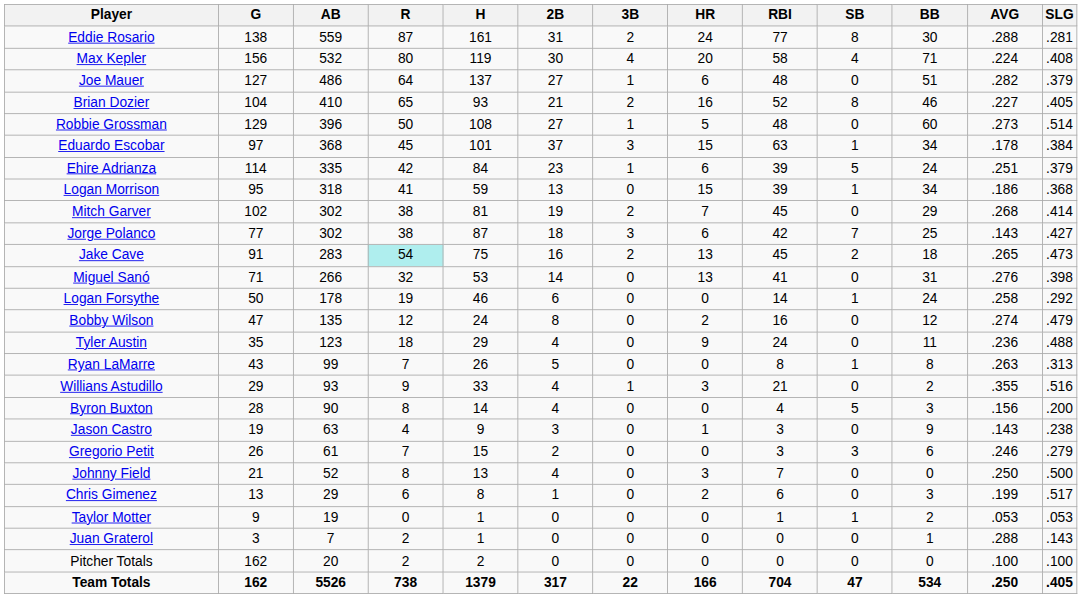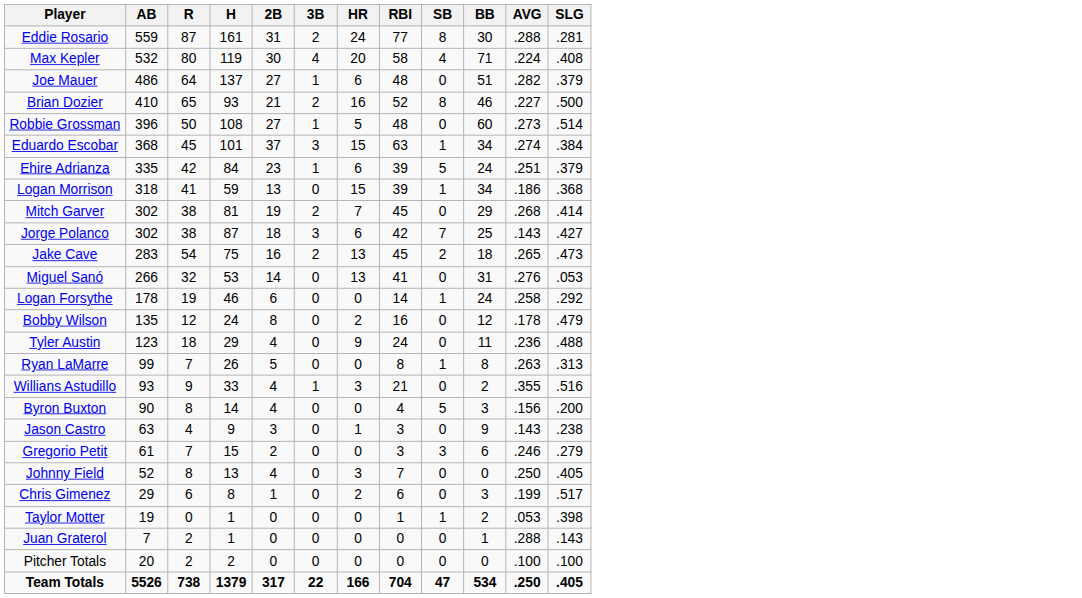- column: (256, 15)
(1059, 102) .405 -> (569, 102) .500
(1005, 146) .178 -> (527, 146) .274
(406, 255) paleturquoise background -> (189, 255) no background
(1059, 277) .398 -> (569, 277) .053
(1005, 320) .274 -> (527, 320) .178
(1059, 473) .500 -> (569, 473) .405
(1059, 517) .053 -> (569, 517) .398
